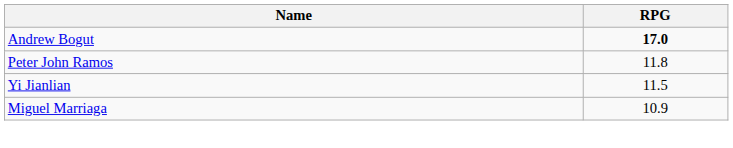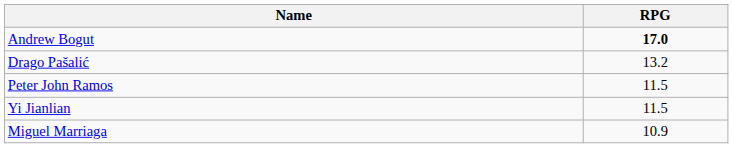+ row: (48, 62)
(655, 62) 11.8 -> (655, 85) 11.5
